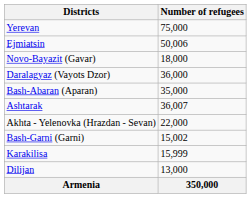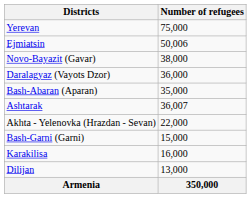(174, 59) 18,000 -> (174, 59) 38,000
(174, 138) 15,002 -> (174, 138) 15,000
(174, 153) 15,999 -> (174, 153) 16,000
